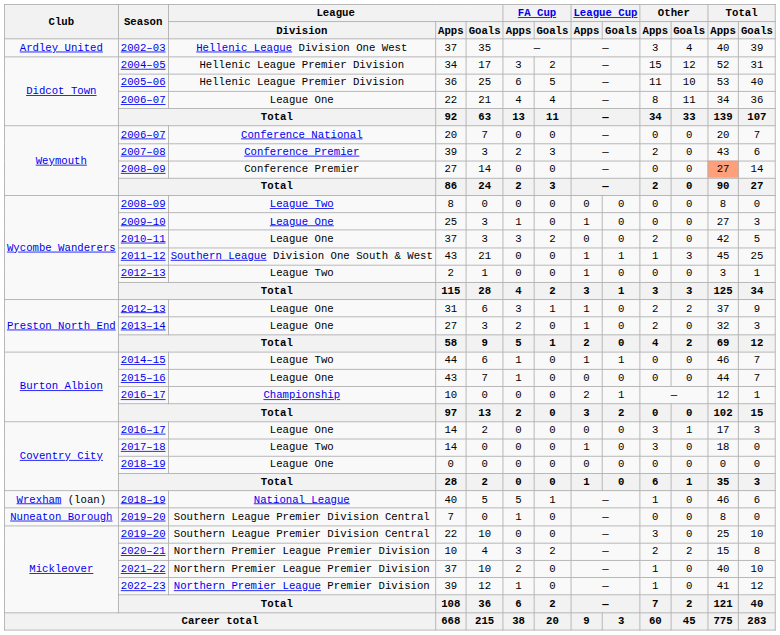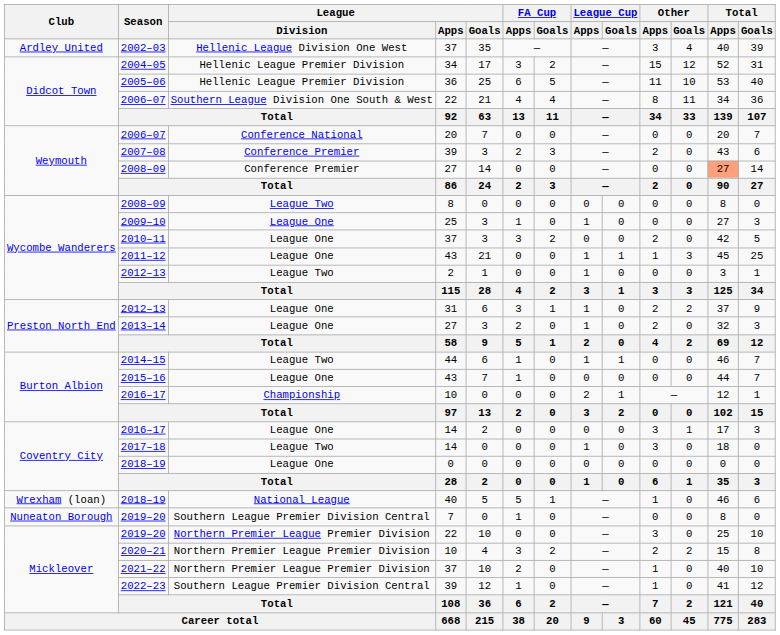(302, 100) League One -> (302, 100) Southern League Division One South & West
(302, 256) Southern League Division One South & West -> (302, 256) League One
(302, 534) Southern League Premier Division Central -> (302, 534) Northern Premier League Premier Division
(302, 586) Northern Premier League Premier Division -> (302, 586) Southern League Premier Division Central
